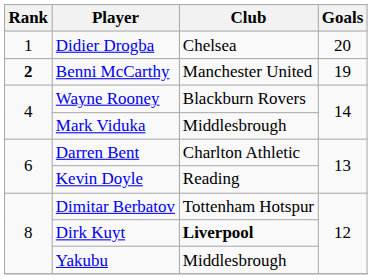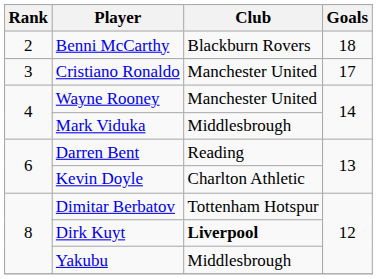- row: (105, 44)
(28, 71) bold -> (28, 44) normal
(248, 71) Manchester United -> (249, 44) Blackburn Rovers
(343, 71) 19 -> (347, 44) 18
+ row: (118, 71)
(244, 98) Blackburn Rovers -> (252, 98) Manchester United
(241, 152) Charlton Athletic -> (216, 152) Reading
(211, 179) Reading -> (246, 179) Charlton Athletic
